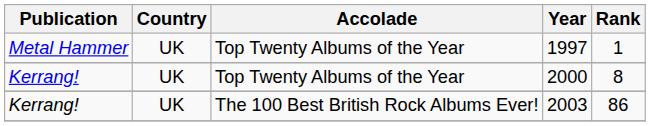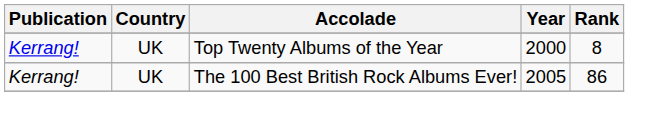- row: (69, 47)
(567, 105) 2003 -> (546, 76) 2005
